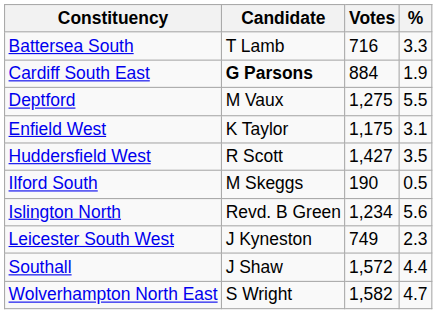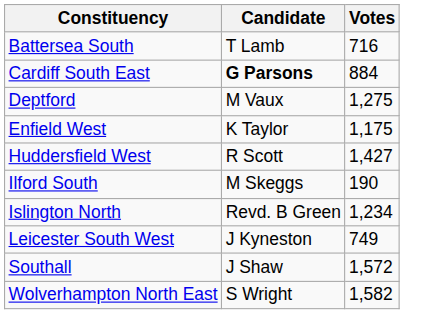- column: (415, 18)
